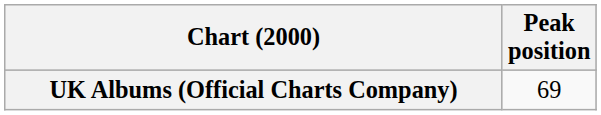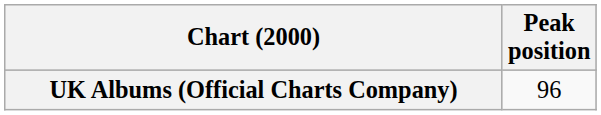(549, 89) 69 -> (549, 89) 96
